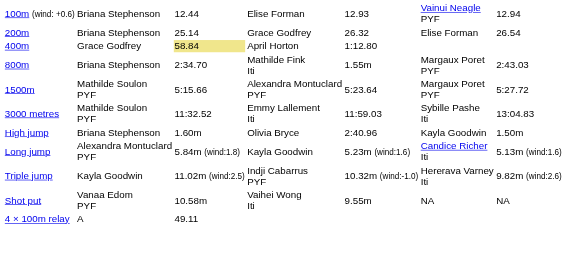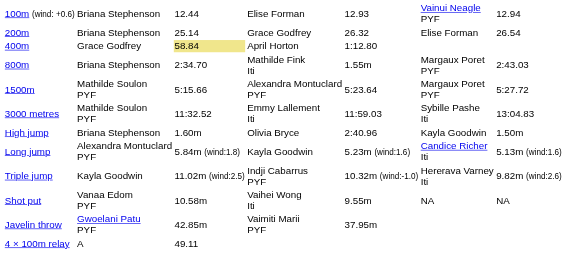+ row: (33, 225)
